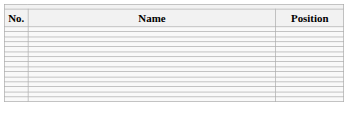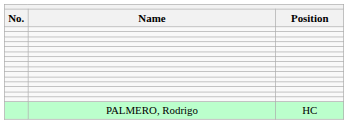+ row: (152, 110)
